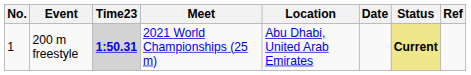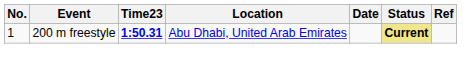- column: (201, 14)
(116, 47) lightgrey background -> (142, 33) no background
